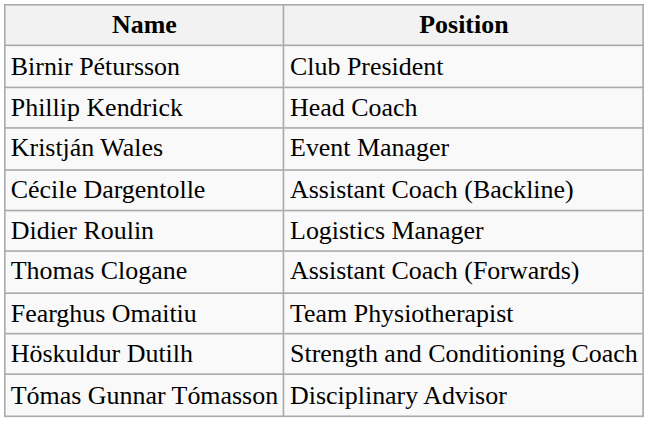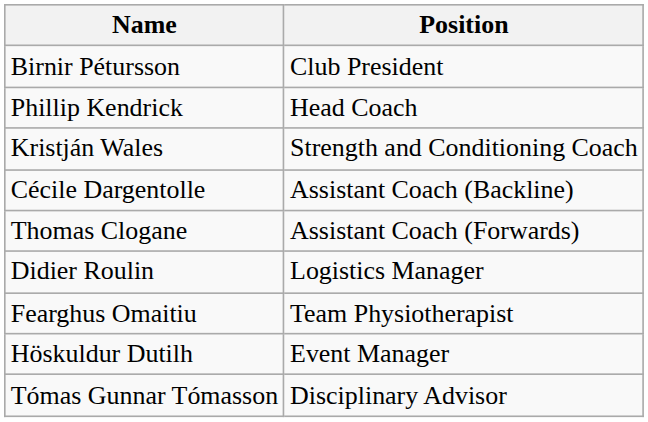(370, 148) Event Manager -> (464, 148) Strength and Conditioning Coach
rows swapped: (99, 271) <-> (82, 230)
(464, 353) Strength and Conditioning Coach -> (370, 353) Event Manager
